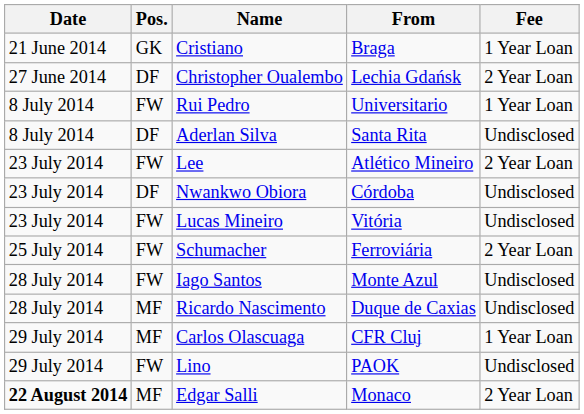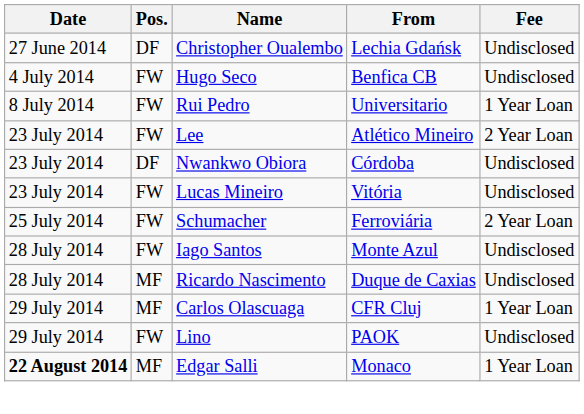- row: (210, 47)
(529, 76) 2 Year Loan -> (529, 47) Undisclosed
+ row: (216, 76)
- row: (227, 134)
(529, 395) 2 Year Loan -> (529, 366) 1 Year Loan
